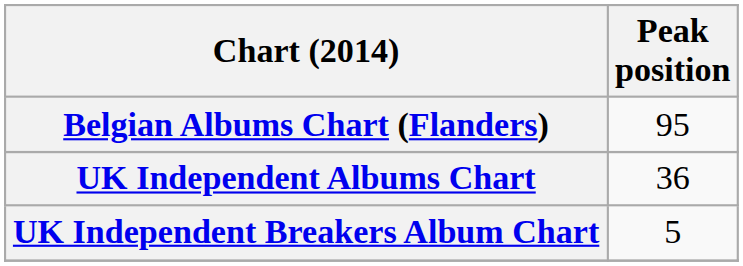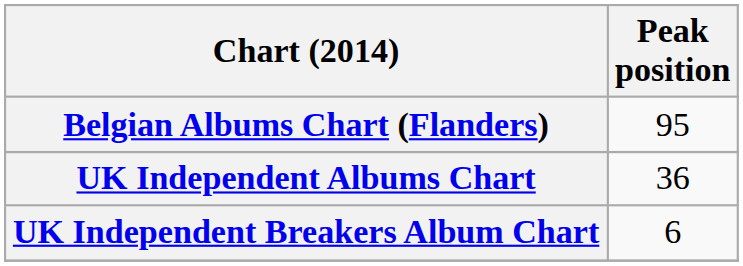(673, 232) 5 -> (673, 232) 6
